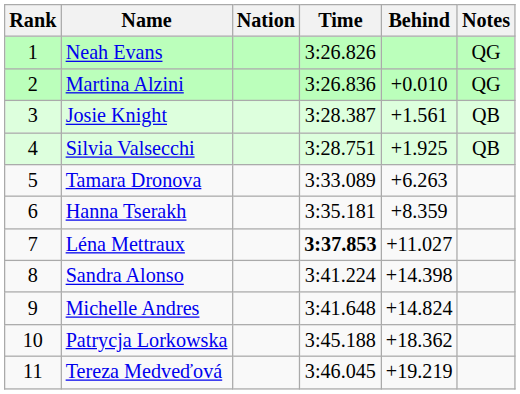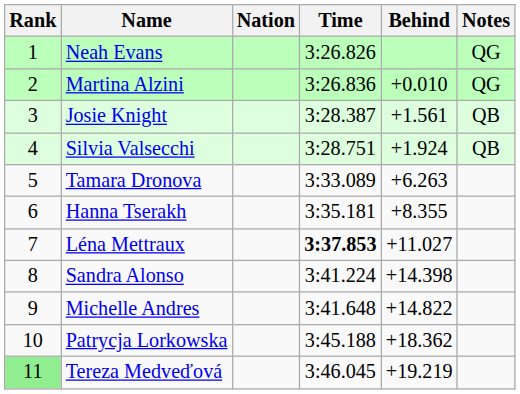(419, 148) +1.925 -> (419, 148) +1.924
(419, 212) +8.359 -> (419, 212) +8.355
(419, 308) +14.824 -> (419, 308) +14.822
(33, 372) no background -> (33, 372) lightgreen background
